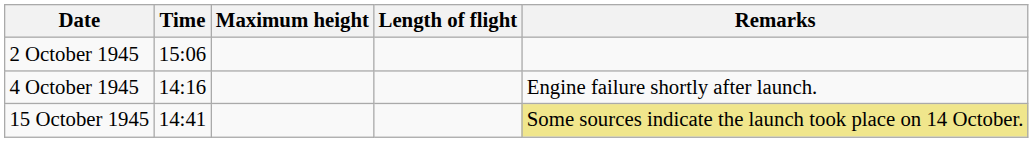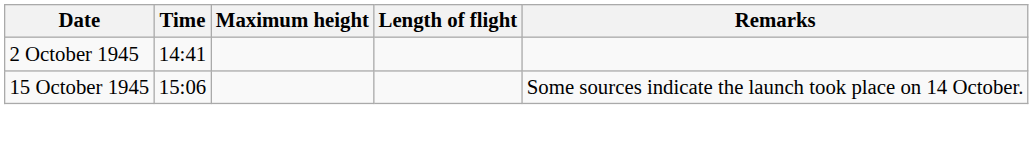(183, 53) 15:06 -> (183, 53) 14:41
- row: (74, 86)
(183, 119) 14:41 -> (183, 86) 15:06
(775, 119) khaki background -> (775, 86) no background
